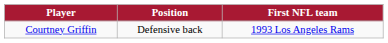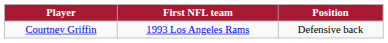columns swapped: (170, 12) <-> (303, 12)
